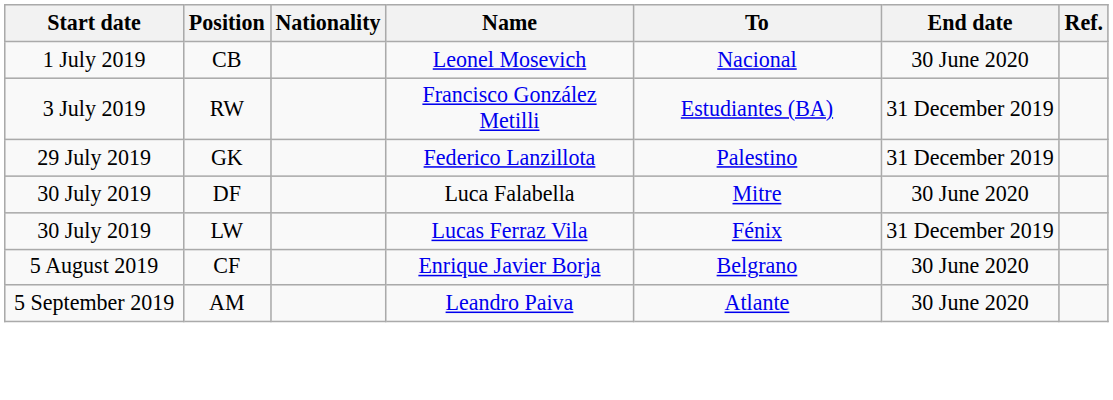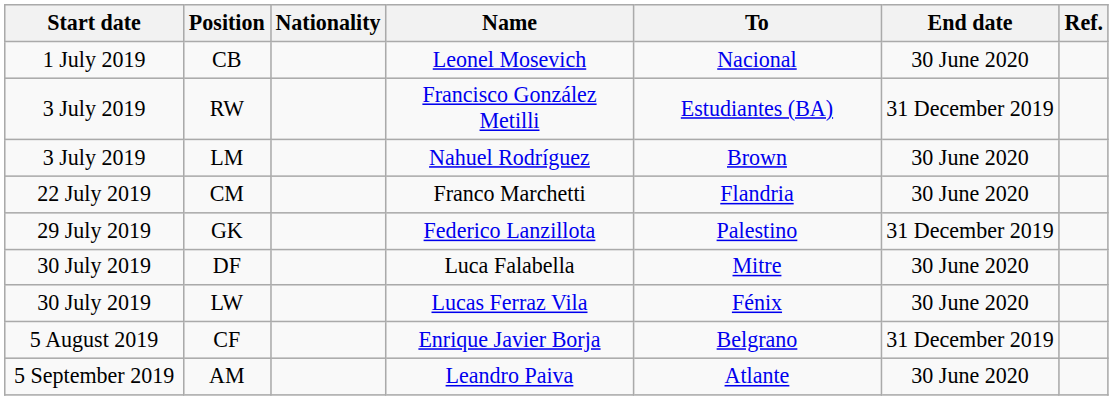+ row: (227, 158)
+ row: (227, 194)
(970, 230) 31 December 2019 -> (970, 303) 30 June 2020
(970, 267) 30 June 2020 -> (970, 339) 31 December 2019
